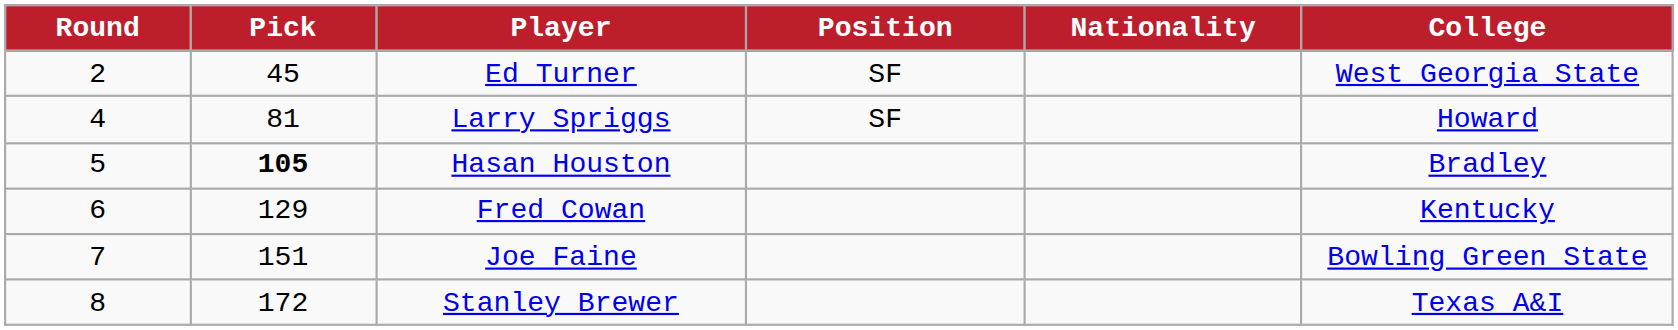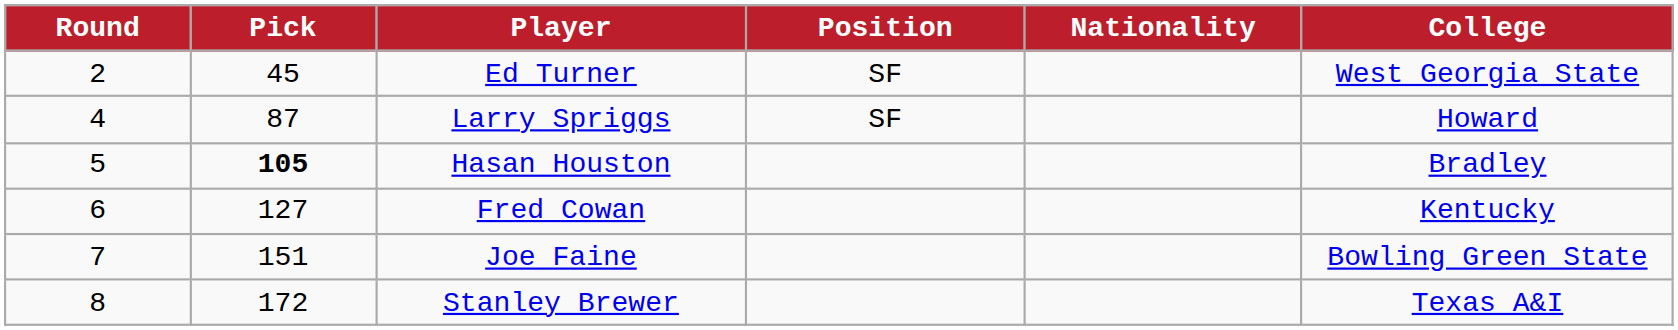(283, 119) 81 -> (283, 119) 87
(283, 211) 129 -> (283, 211) 127
